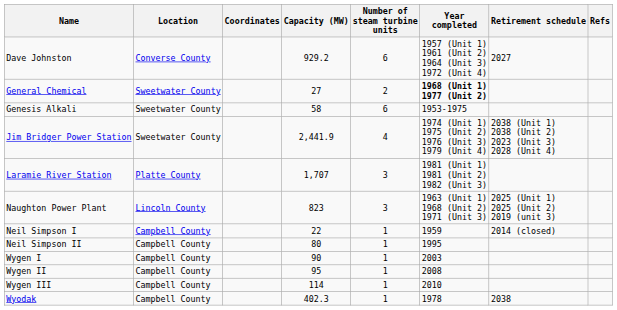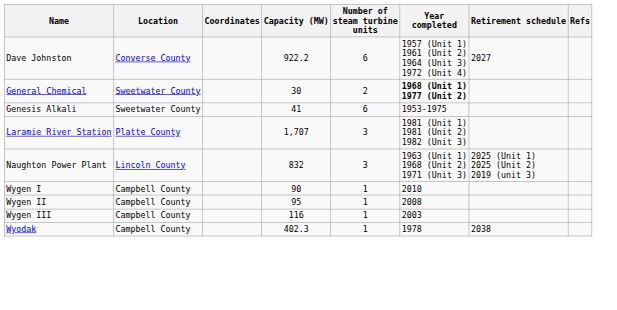(316, 58) 929.2 -> (296, 58) 922.2
(316, 91) 27 -> (296, 91) 30
(316, 109) 58 -> (296, 109) 41
- row: (69, 137)
(316, 208) 823 -> (296, 165) 832
- row: (41, 231)
- row: (44, 244)
(432, 258) 2003 -> (412, 188) 2010
(316, 285) 114 -> (296, 216) 116
(432, 285) 2010 -> (412, 216) 2003
